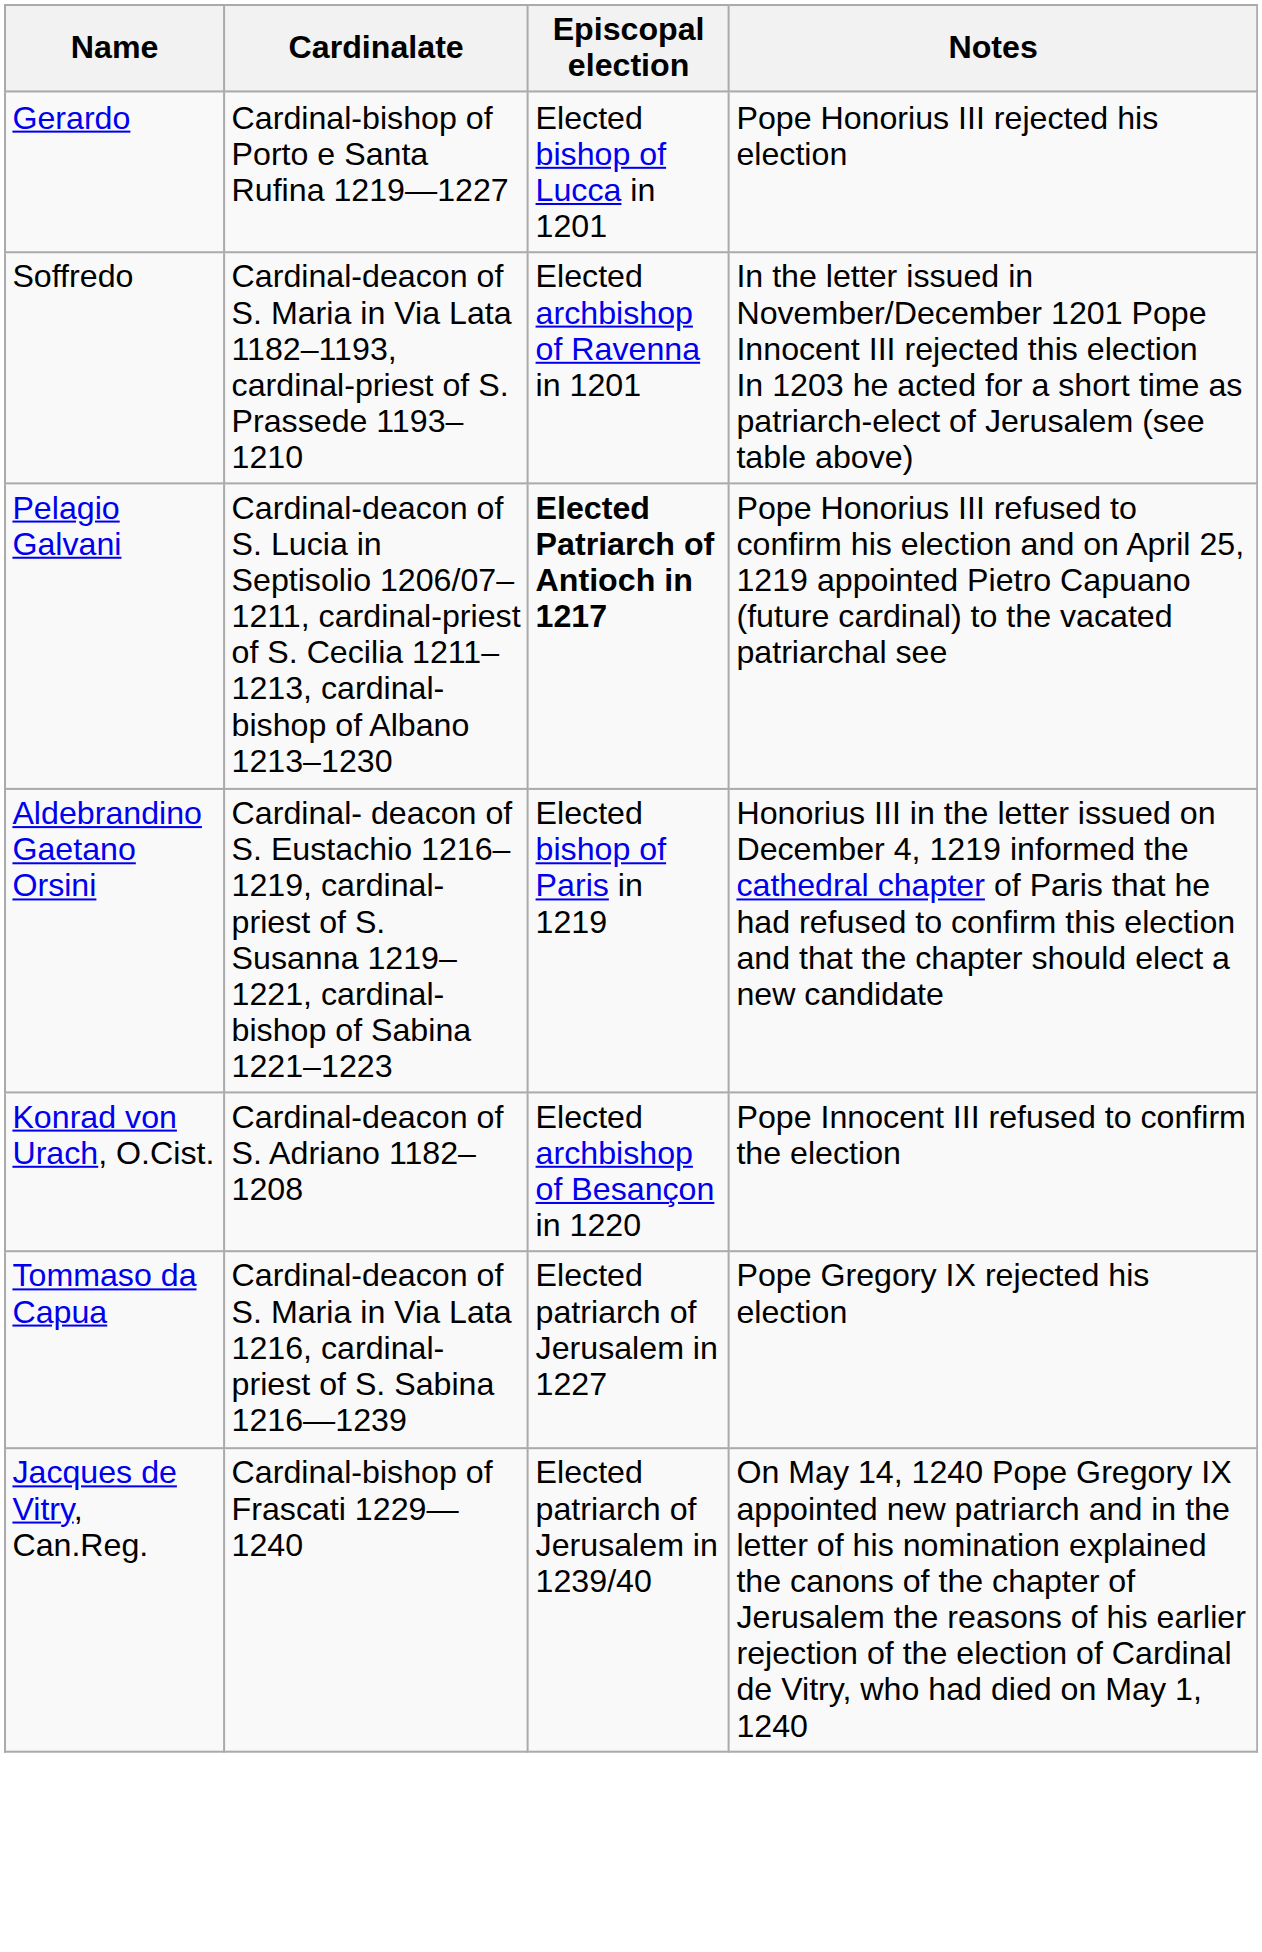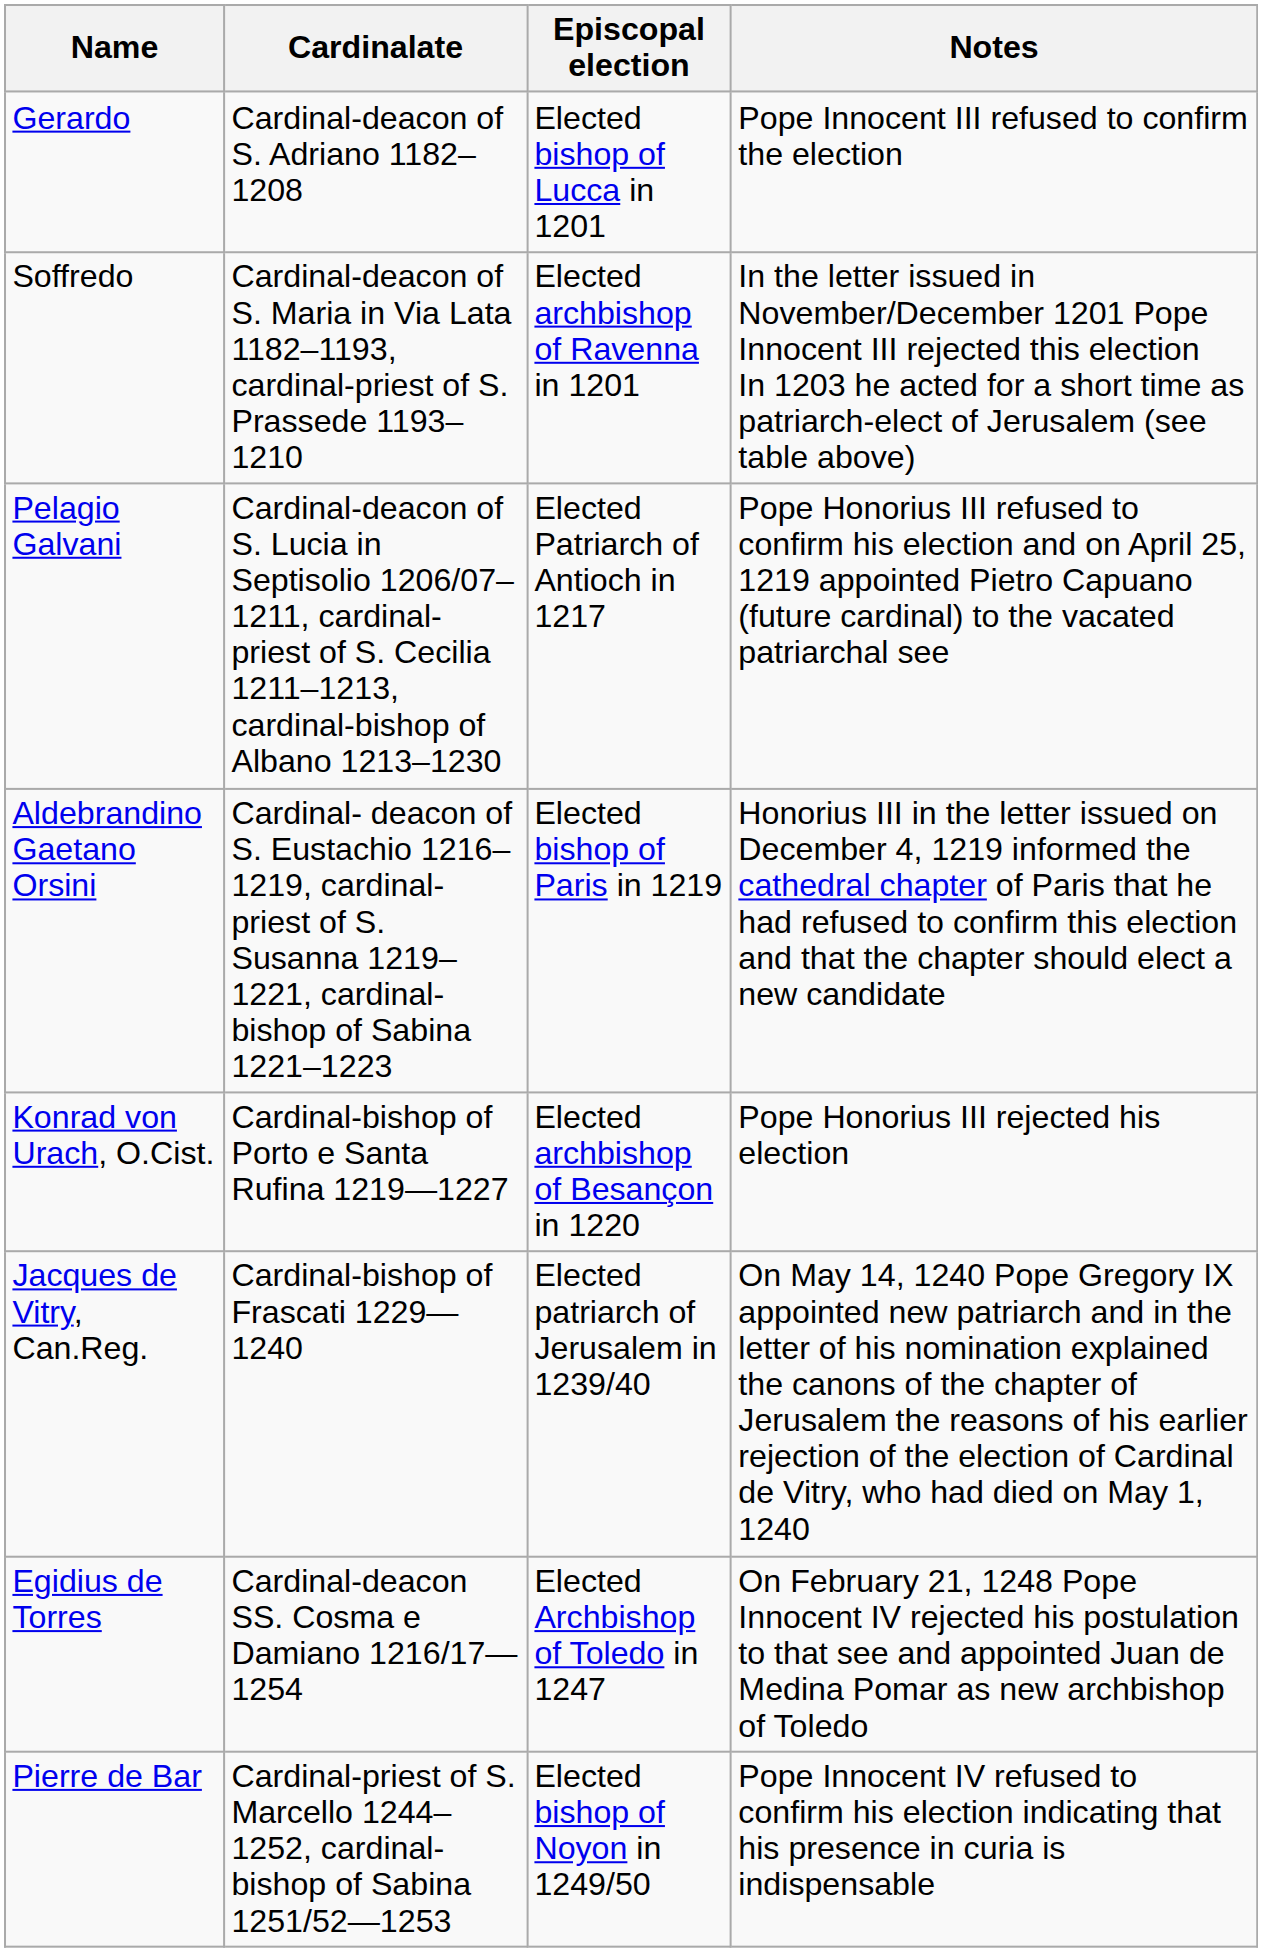(370, 153) Cardinal-bishop of Porto e Santa Rufina 1219—1227 -> (367, 153) Cardinal-deacon of S. Adriano 1182–1208
(947, 135) Pope Honorius III rejected his election -> (993, 135) Pope Innocent III refused to confirm the election
(625, 562) bold -> (617, 562) normal
(367, 1153) Cardinal-deacon of S. Adriano 1182–1208 -> (370, 1153) Cardinal-bishop of Porto e Santa Rufina 1219—1227
(991, 1135) Pope Innocent III refused to confirm the election -> (949, 1135) Pope Honorius III rejected his election
- row: (104, 1294)
+ row: (88, 1599)
+ row: (107, 1776)
